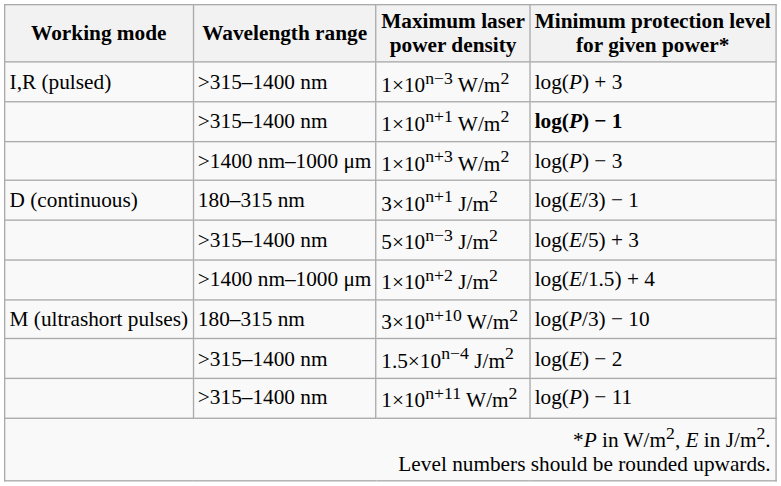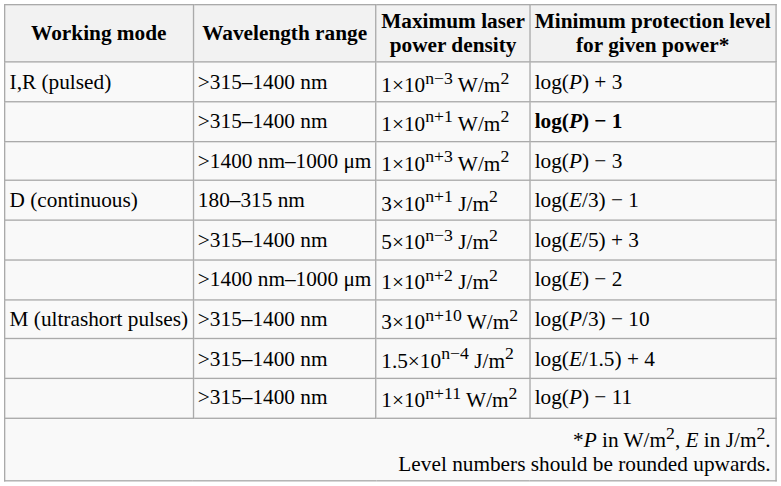(595, 279) log(E/1.5) + 4 -> (579, 279) log(E) − 2
(251, 318) 180–315 nm -> (263, 318) >315–1400 nm
(579, 358) log(E) − 2 -> (595, 358) log(E/1.5) + 4
